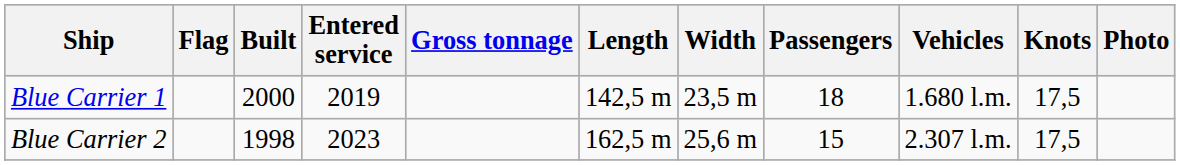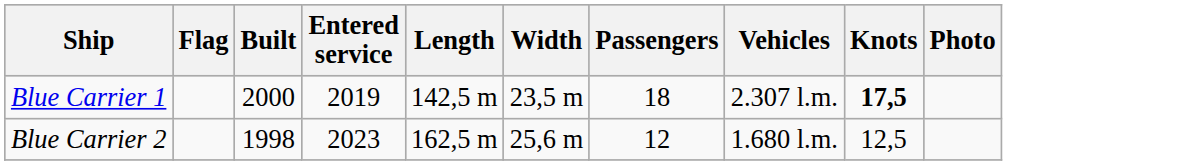- column: (492, 40)
(958, 97) 1.680 l.m. -> (784, 97) 2.307 l.m.
(1057, 97) normal -> (884, 97) bold
(831, 138) 15 -> (657, 138) 12
(958, 138) 2.307 l.m. -> (784, 138) 1.680 l.m.
(1057, 138) 17,5 -> (884, 138) 12,5
